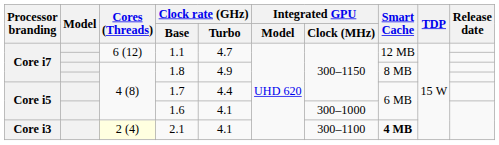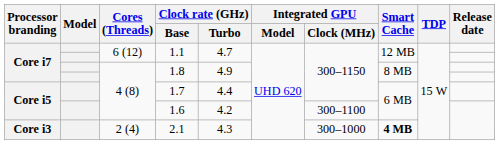(225, 110) 4.1 -> (225, 110) 4.2
(341, 110) 300–1000 -> (341, 110) 300–1100
(127, 129) lightyellow background -> (127, 129) no background
(225, 129) 4.1 -> (225, 129) 4.3
(341, 129) 300–1100 -> (341, 129) 300–1000
